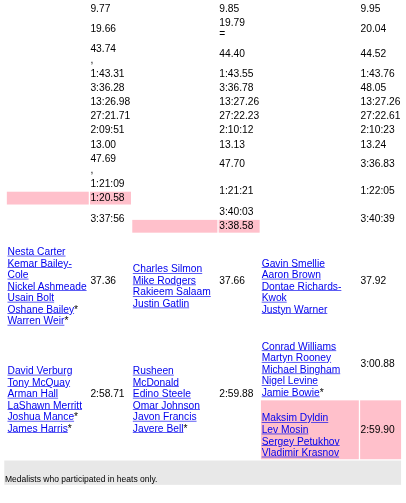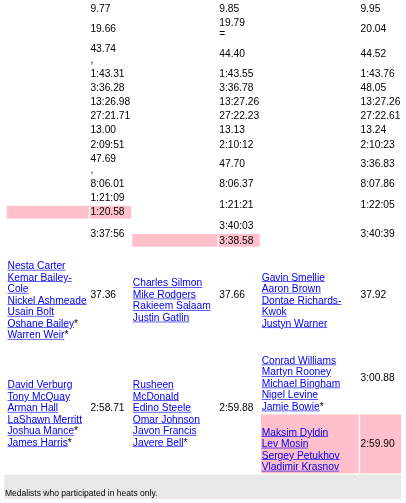rows swapped: (48, 130) <-> (48, 144)
+ row: (48, 184)
